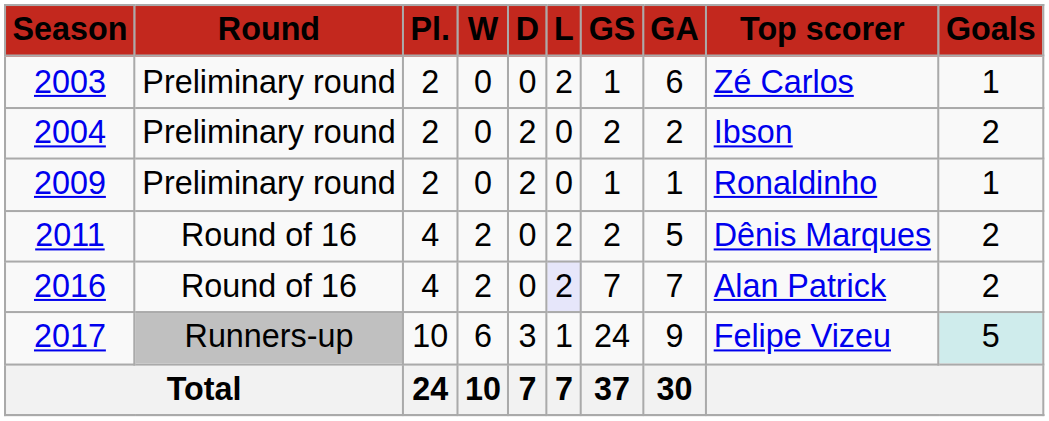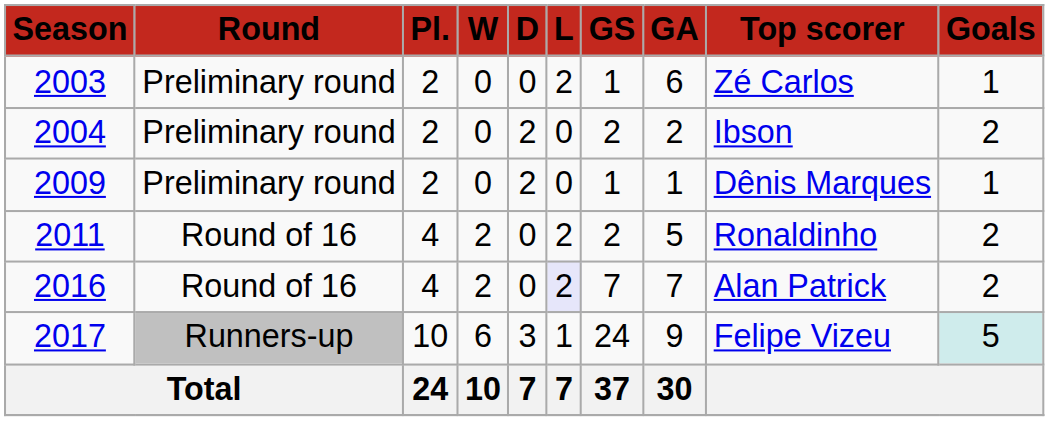(795, 183) Ronaldinho -> (822, 183) Dênis Marques
(822, 235) Dênis Marques -> (795, 235) Ronaldinho
